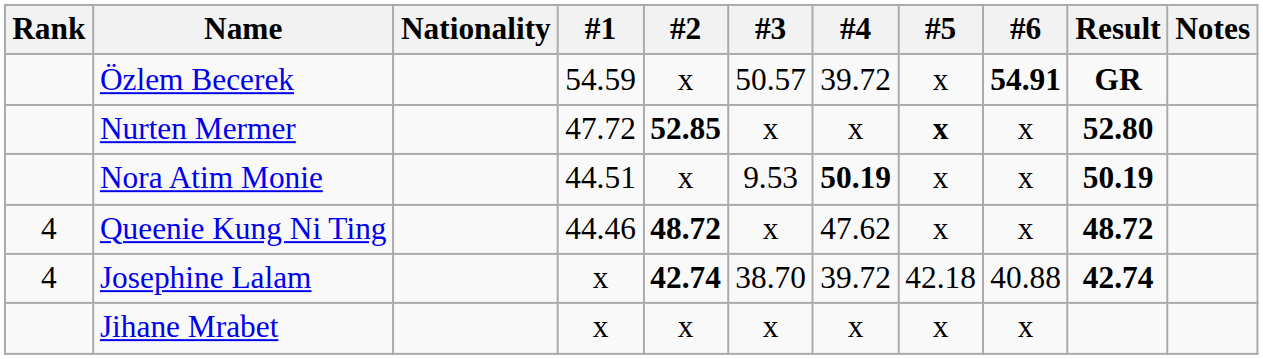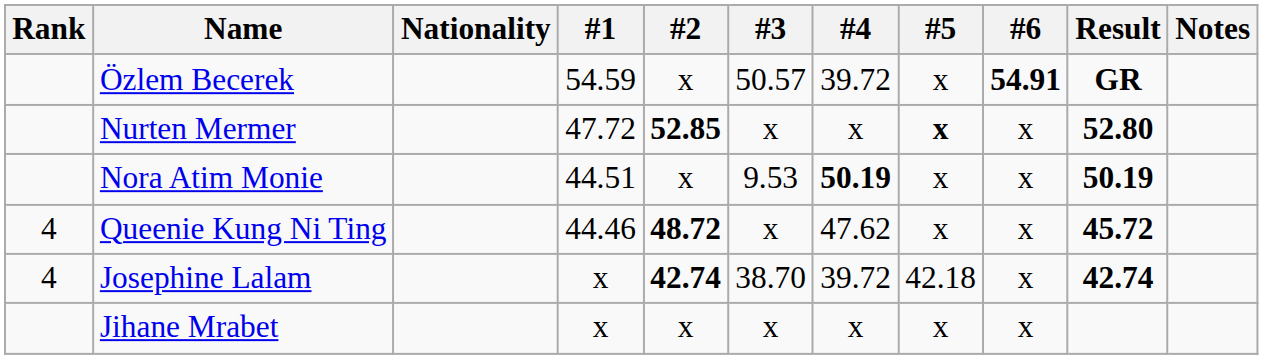(1118, 228) 48.72 -> (1118, 228) 45.72
(1026, 278) 40.88 -> (1026, 278) x
